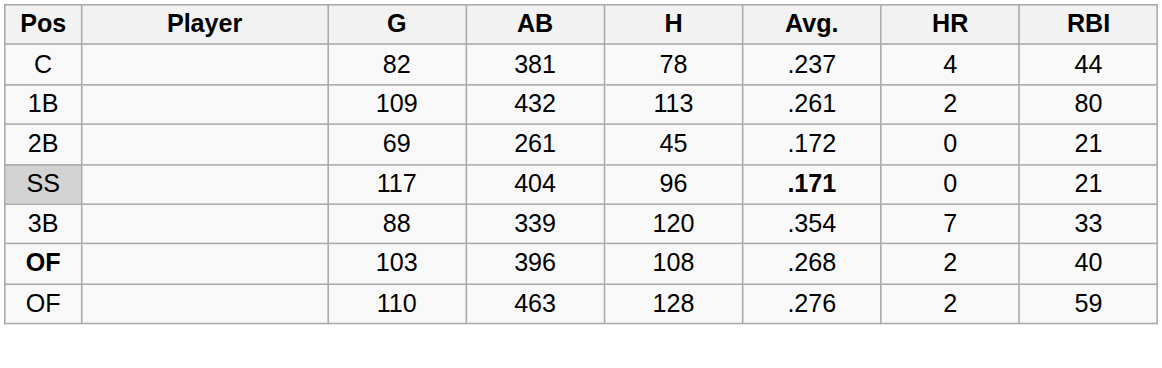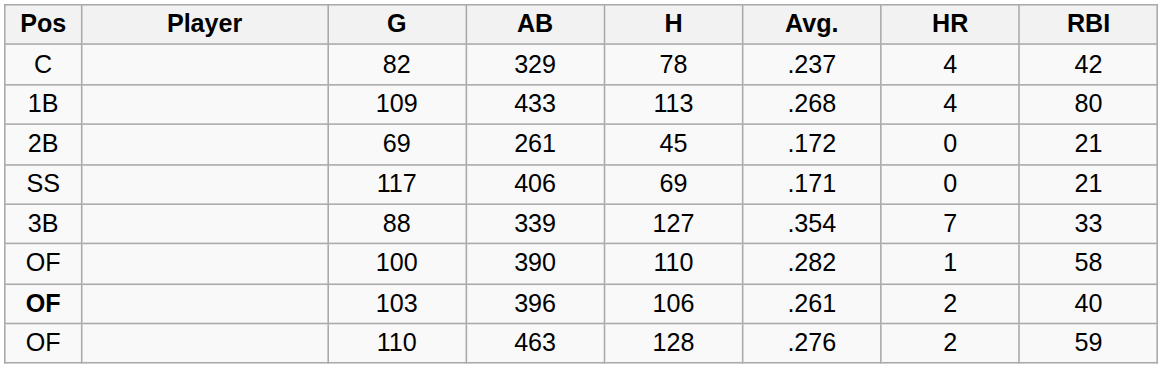(535, 64) 381 -> (535, 64) 329
(1089, 64) 44 -> (1089, 64) 42
(535, 104) 432 -> (535, 104) 433
(812, 104) .261 -> (812, 104) .268
(950, 104) 2 -> (950, 104) 4
(43, 183) lightgrey background -> (43, 183) no background
(535, 183) 404 -> (535, 183) 406
(673, 183) 96 -> (673, 183) 69
(812, 183) bold -> (812, 183) normal
(673, 223) 120 -> (673, 223) 127
+ row: (397, 263)
(673, 263) 108 -> (673, 303) 106
(812, 263) .268 -> (812, 303) .261
